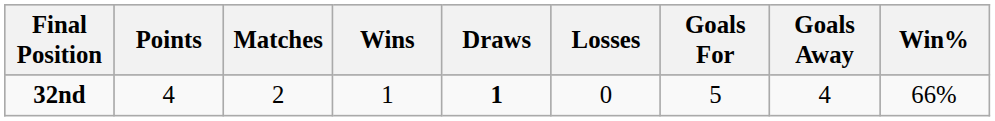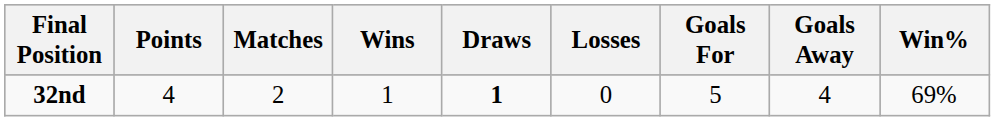(934, 95) 66% -> (934, 95) 69%
